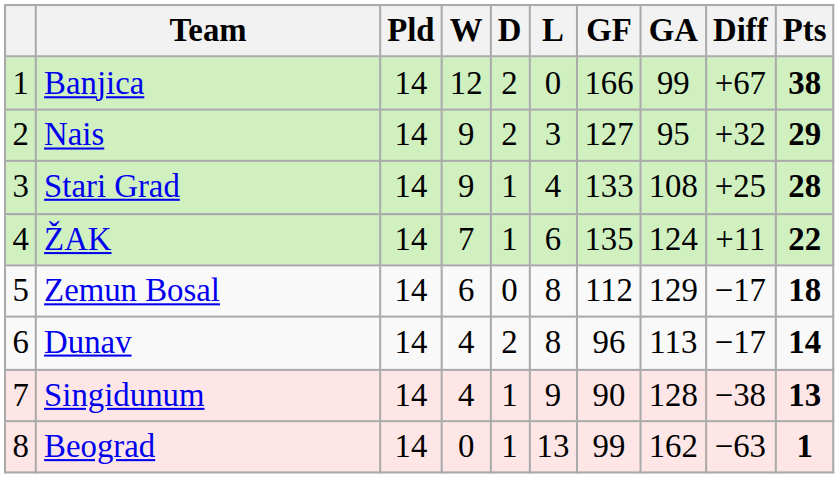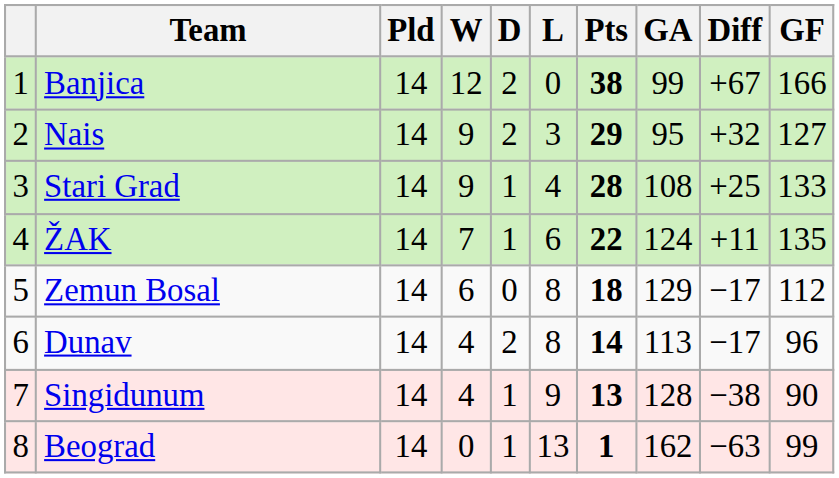columns swapped: (609, 30) <-> (805, 30)
